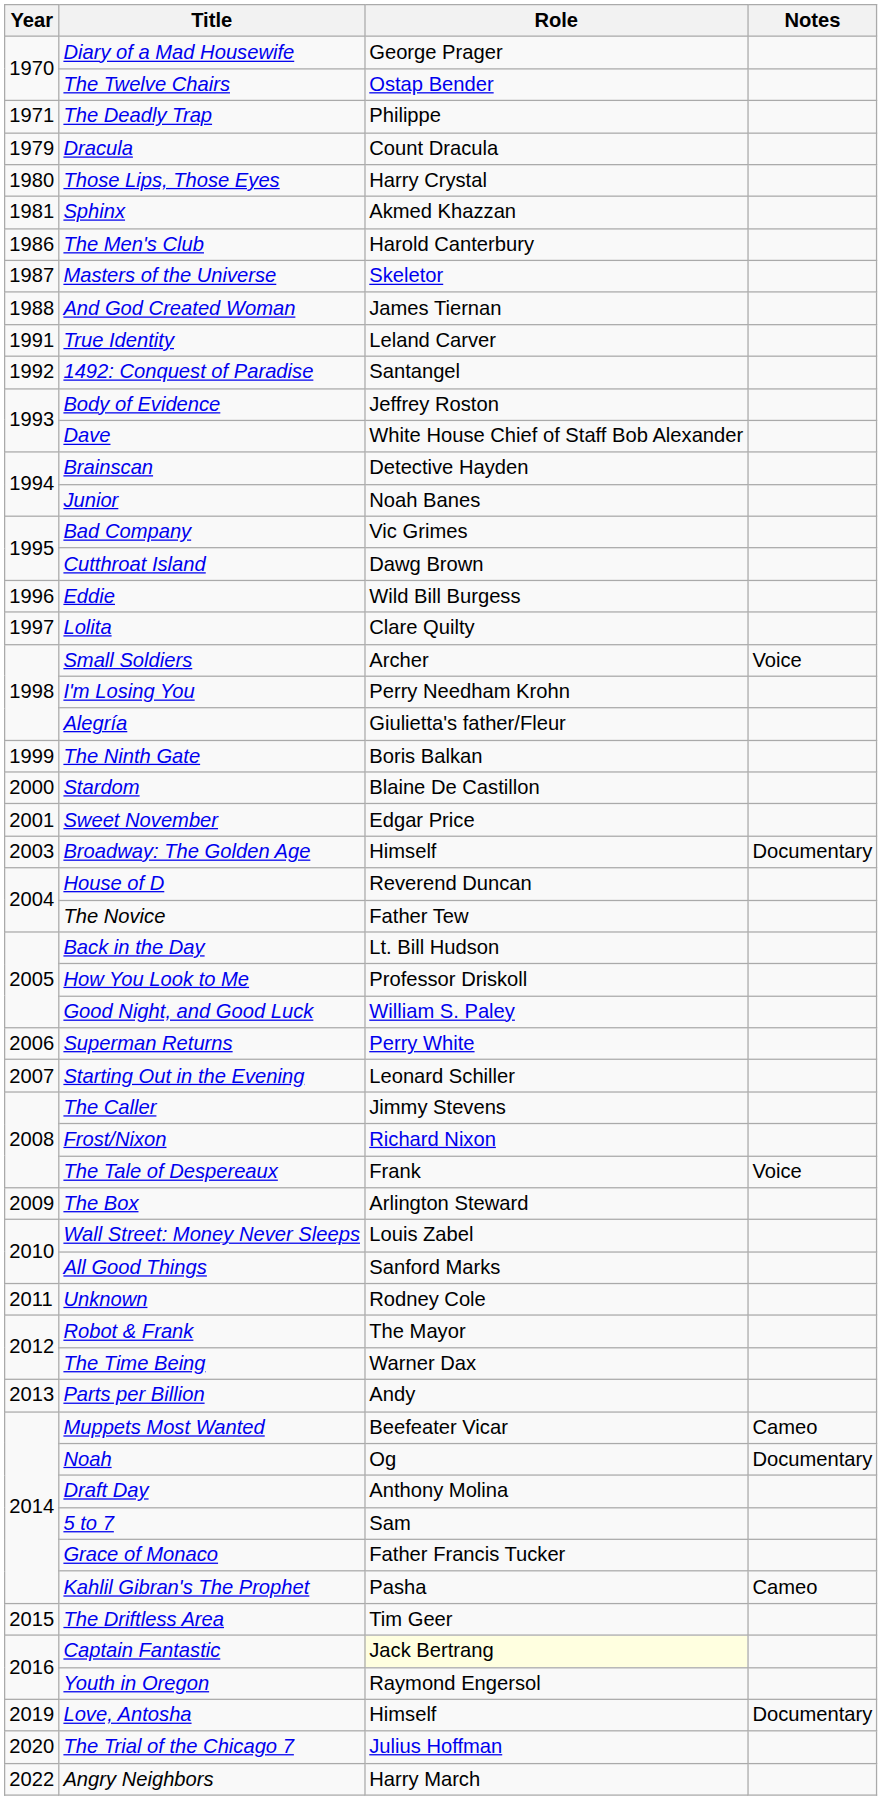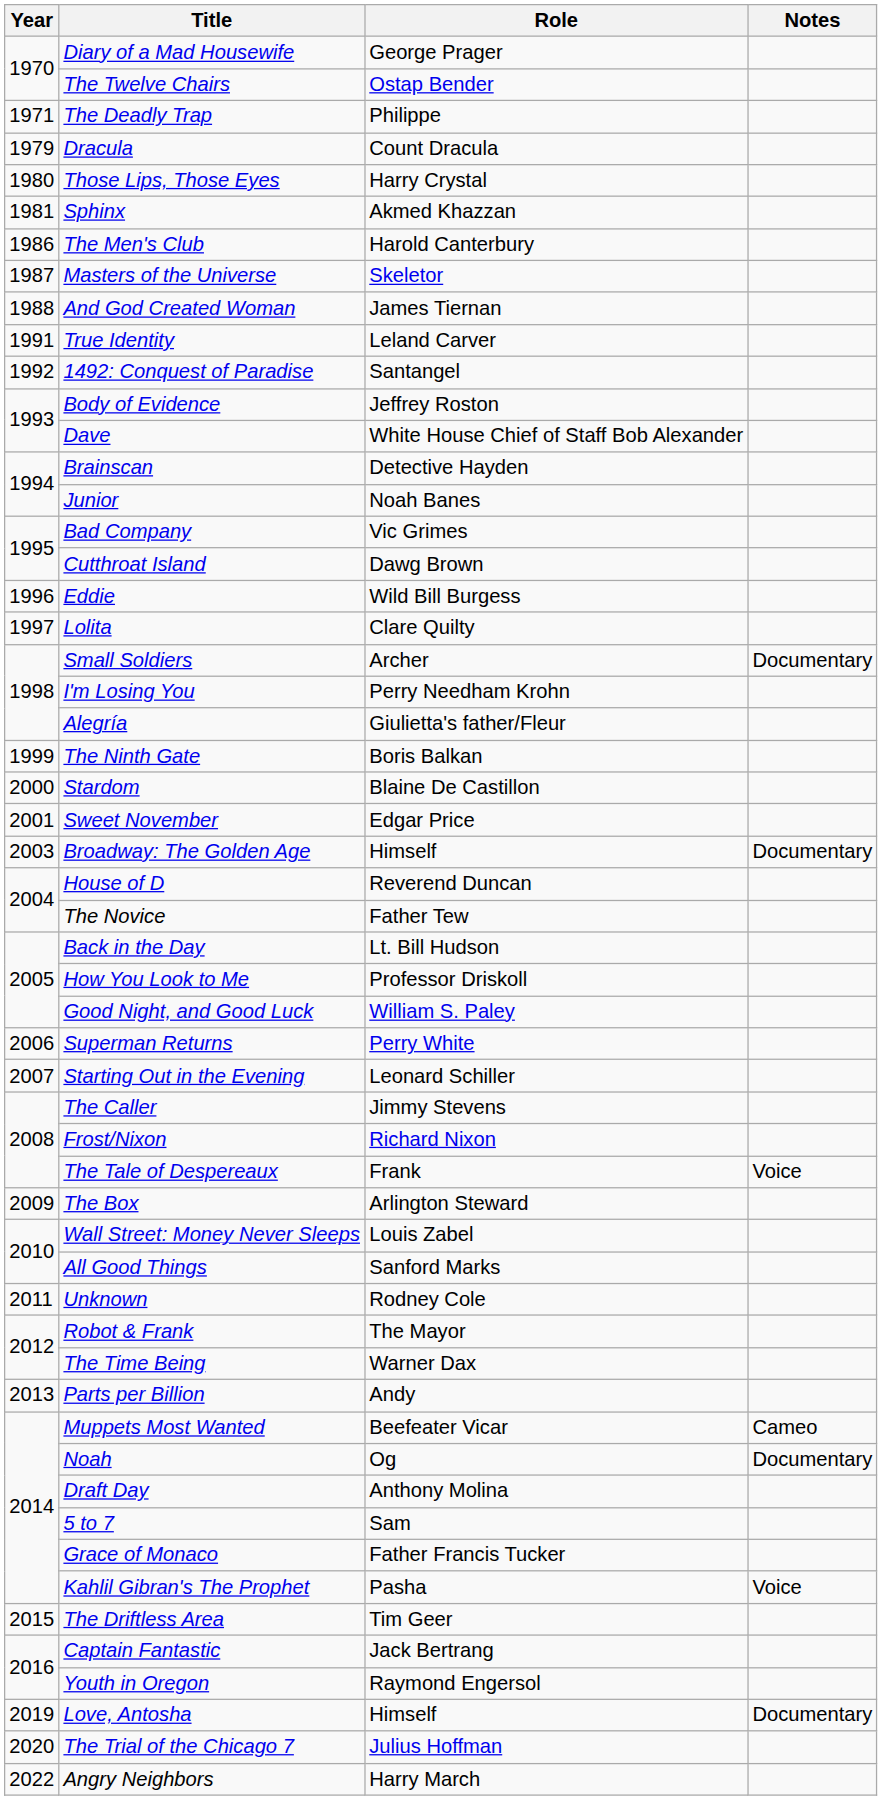(777, 659) Voice -> (812, 659) Documentary
(785, 1587) Cameo -> (777, 1587) Voice
(431, 1651) lightyellow background -> (431, 1651) no background
